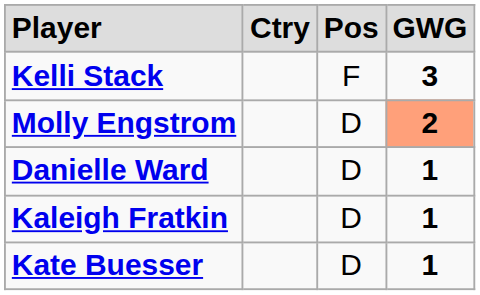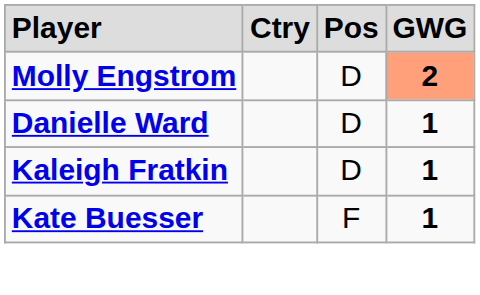- row: (88, 75)
(351, 265) D -> (351, 218) F
